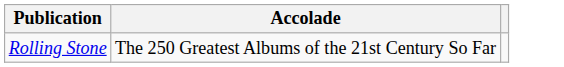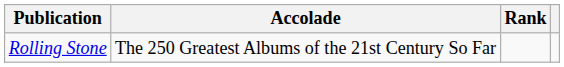+ column: (526, 18)
